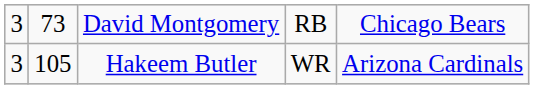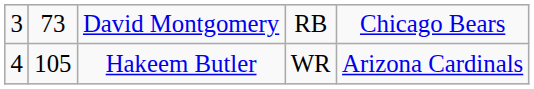(17, 63) 3 -> (17, 63) 4
